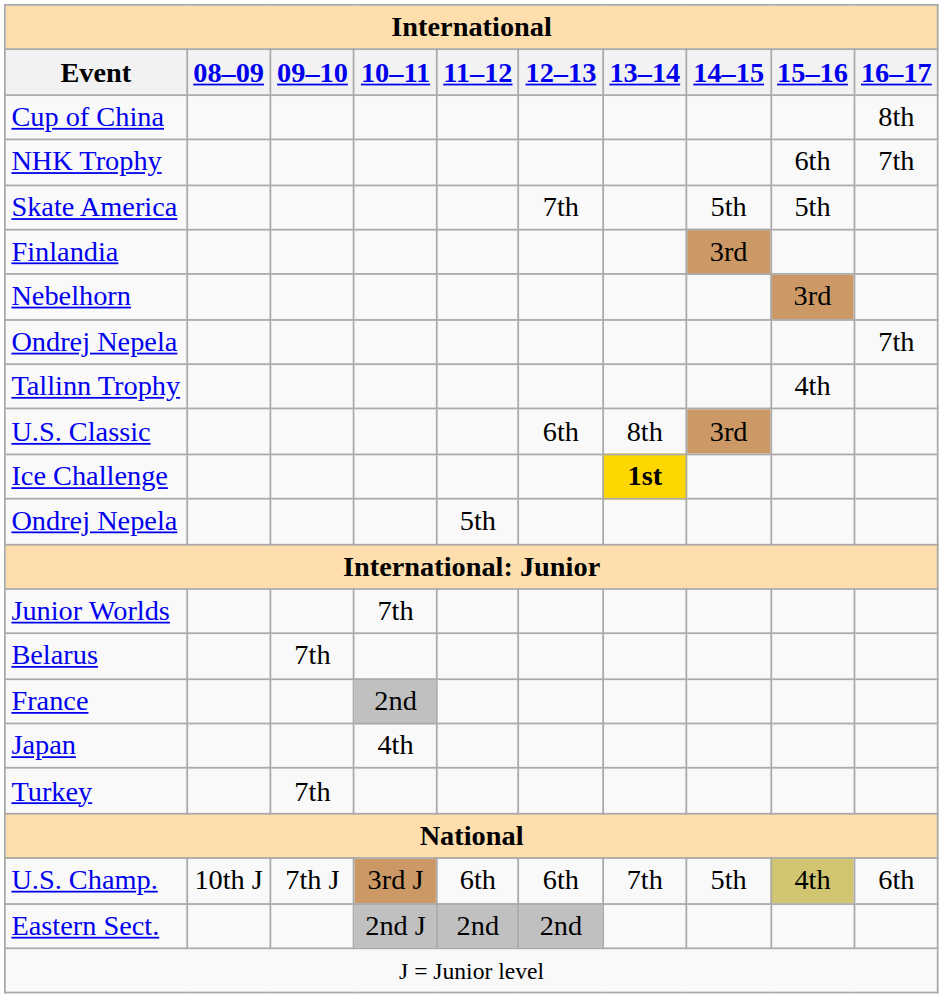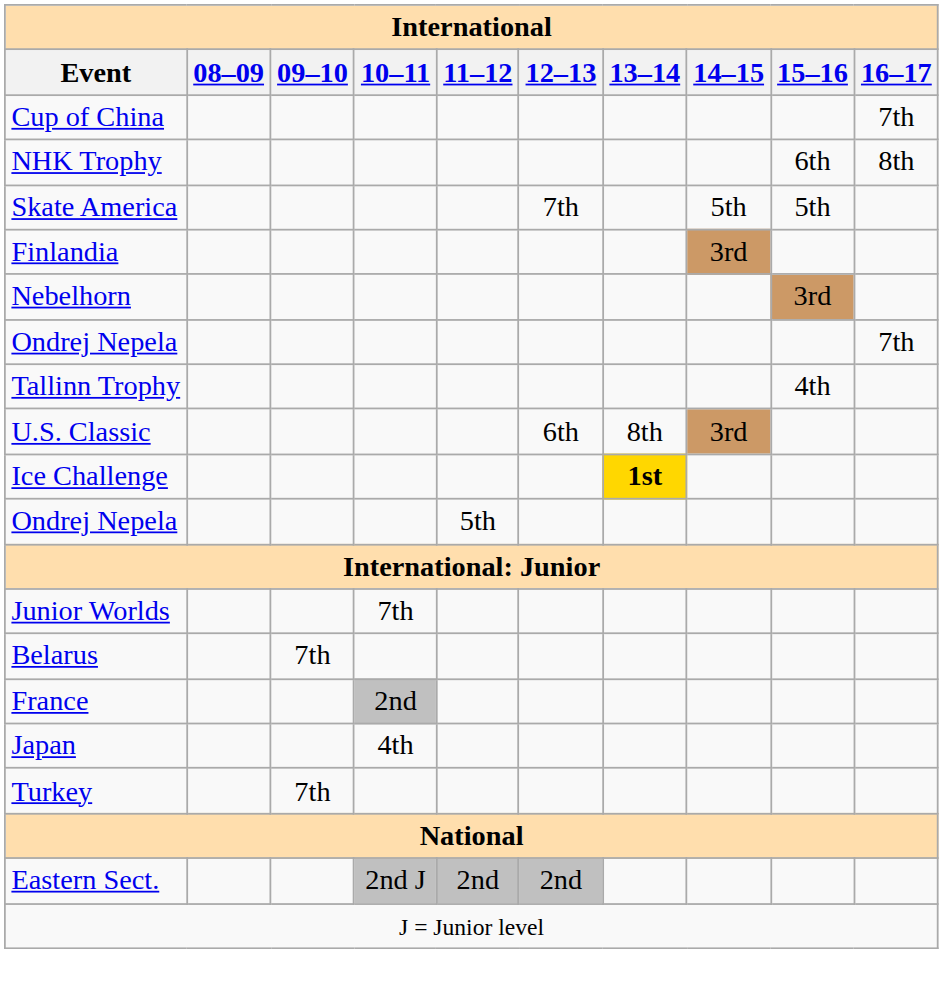(896, 116) 8th -> (896, 116) 7th
(896, 161) 7th -> (896, 161) 8th
- row: (85, 880)
